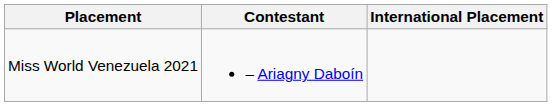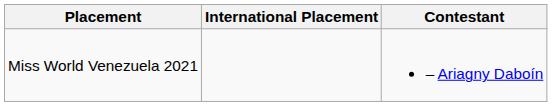columns swapped: (284, 17) <-> (457, 17)
